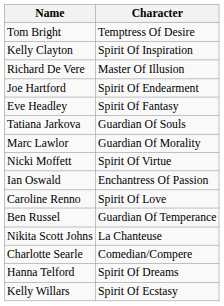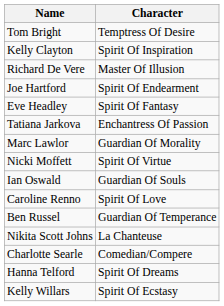(142, 124) Guardian Of Souls -> (153, 124) Enchantress Of Passion
(153, 180) Enchantress Of Passion -> (142, 180) Guardian Of Souls
